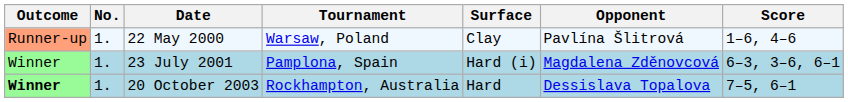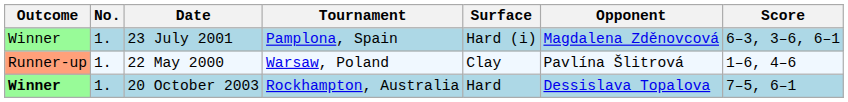rows swapped: (176, 39) <-> (180, 62)
